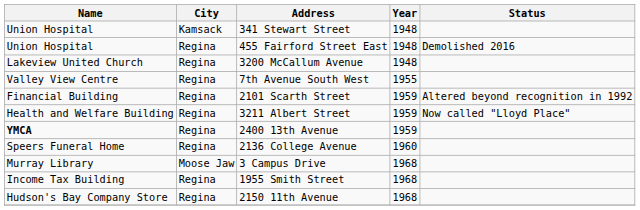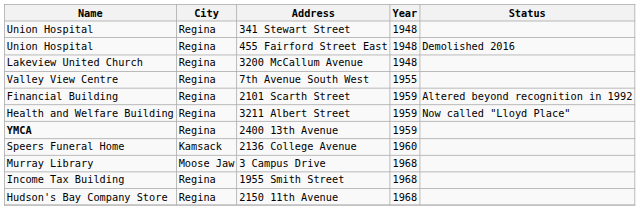(200, 30) Kamsack -> (197, 30) Regina
(197, 147) Regina -> (200, 147) Kamsack
